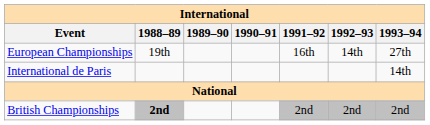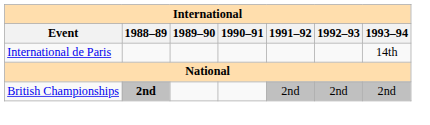- row: (70, 52)
